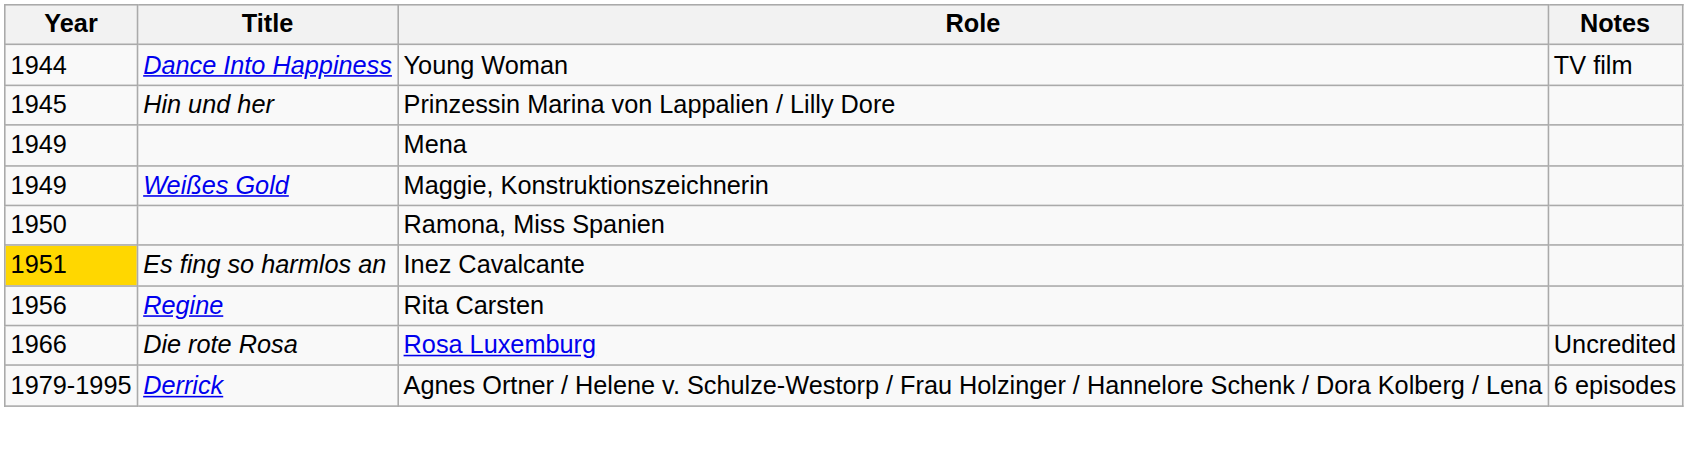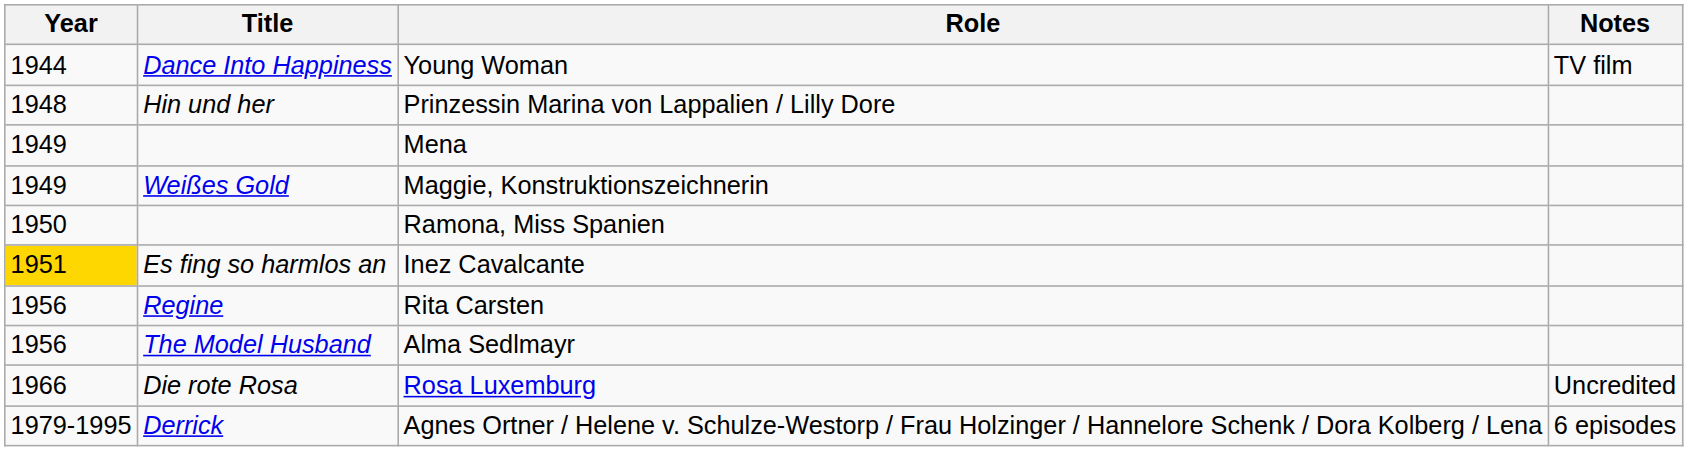(39, 104) 1945 -> (39, 104) 1948
+ row: (489, 345)
